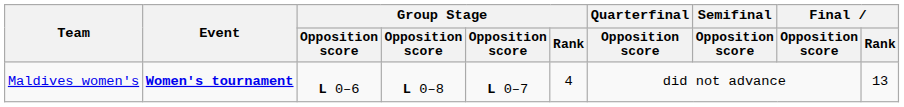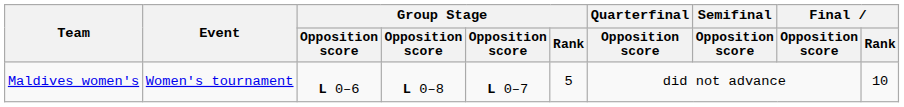(220, 81) bold -> (220, 81) normal
(569, 81) 4 -> (569, 81) 5
(880, 81) 13 -> (880, 81) 10
